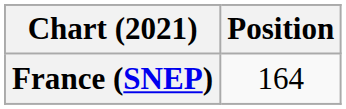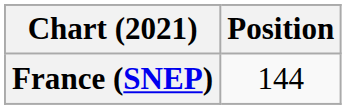(281, 78) 164 -> (281, 78) 144
